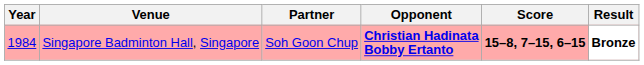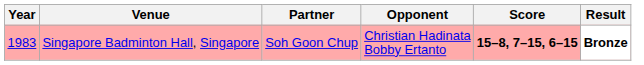(22, 43) 1984 -> (22, 43) 1983
(421, 43) bold -> (417, 43) normal
